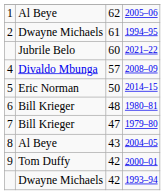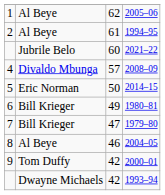(61, 32) Dwayne Michaels -> (38, 32) Al Beye
(114, 106) 48 -> (114, 106) 49
(114, 143) 43 -> (114, 143) 46
